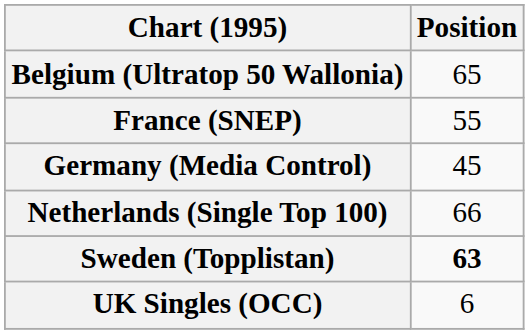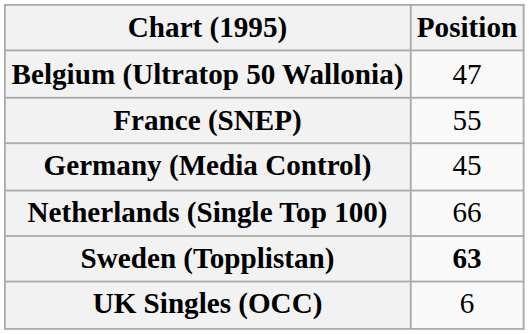(467, 73) 65 -> (467, 73) 47
